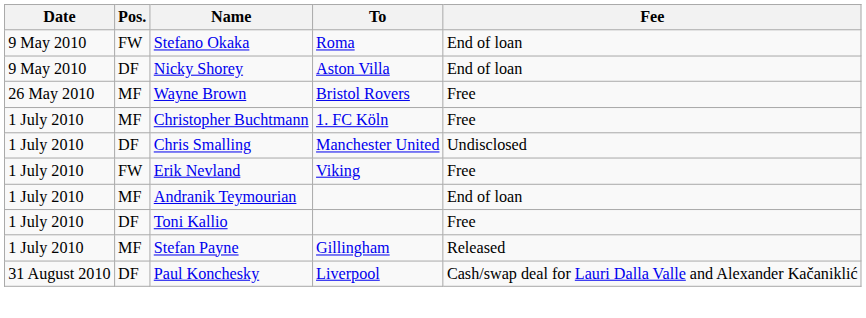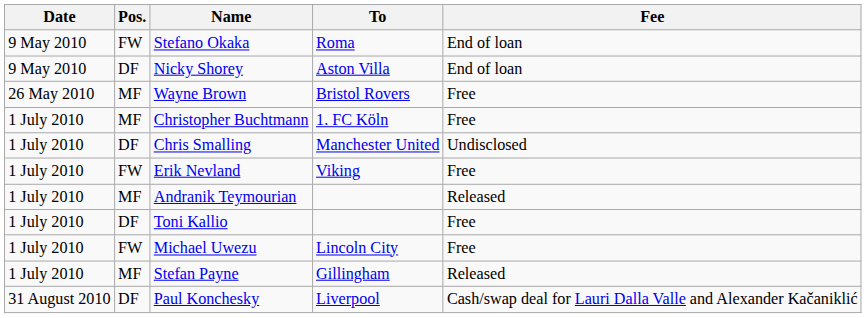(485, 196) End of loan -> (476, 196) Released
+ row: (205, 247)
